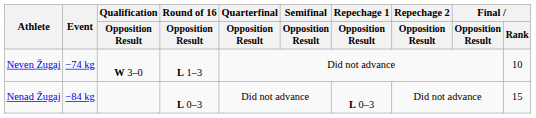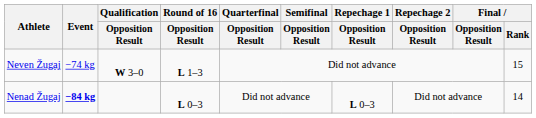(517, 65) 10 -> (518, 65) 15
(80, 97) normal -> (80, 97) bold
(517, 97) 15 -> (518, 97) 14
